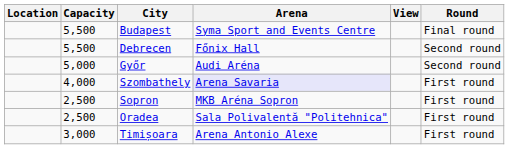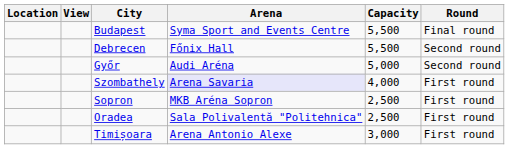columns swapped: (406, 13) <-> (89, 13)
